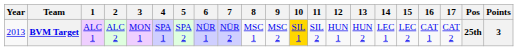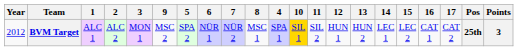columns swapped: (163, 11) <-> (277, 11)
(16, 32) 2013 -> (16, 32) 2012
